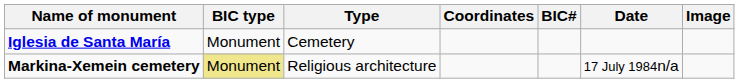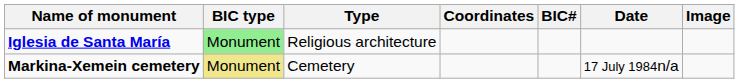(243, 41) no background -> (243, 41) lightgreen background
(321, 41) Cemetery -> (362, 41) Religious architecture
(362, 66) Religious architecture -> (321, 66) Cemetery
